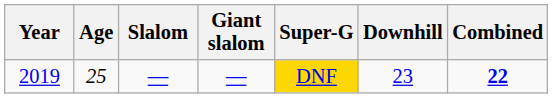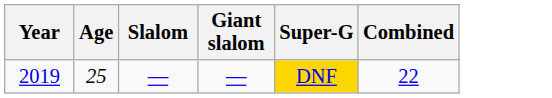- column: (403, 32)
(498, 76) bold -> (409, 76) normal
